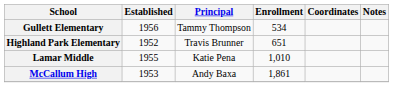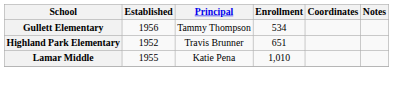- row: (63, 74)
